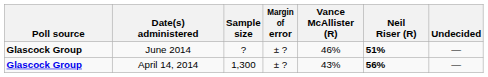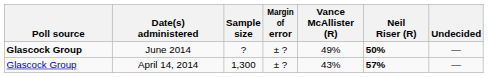(331, 49) 46% -> (331, 49) 49%
(375, 49) 51% -> (375, 49) 50%
(44, 65) bold -> (42, 65) normal
(375, 65) 56% -> (375, 65) 57%
